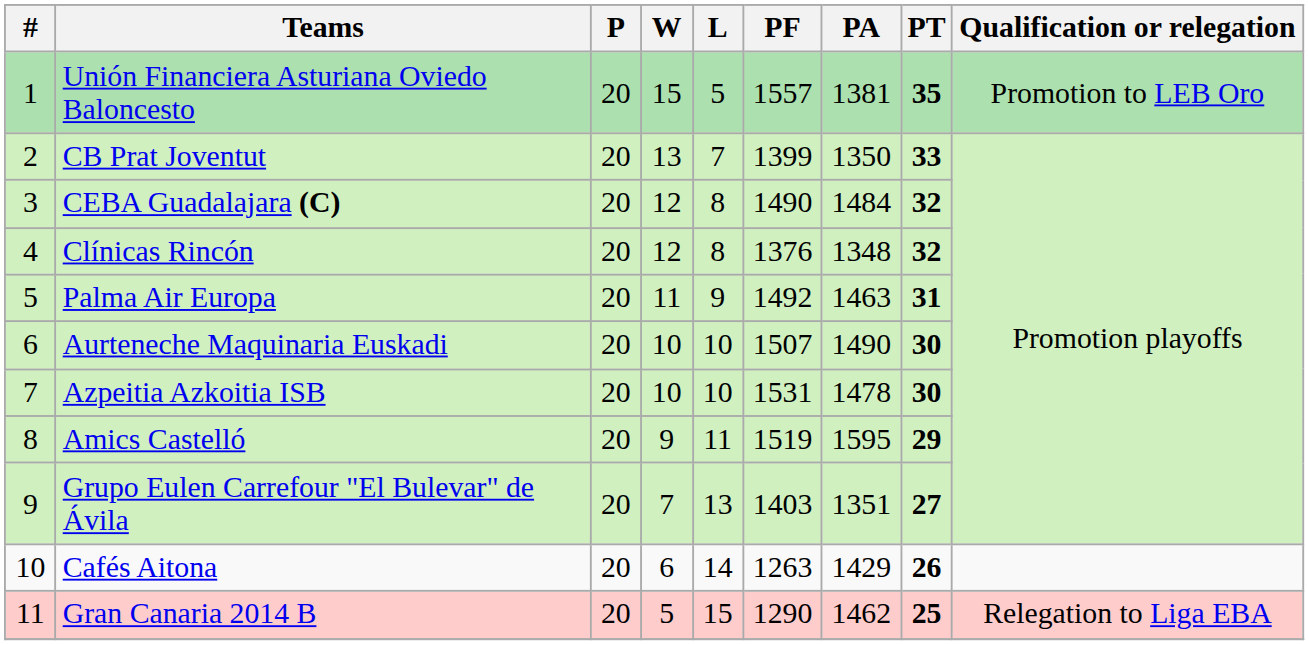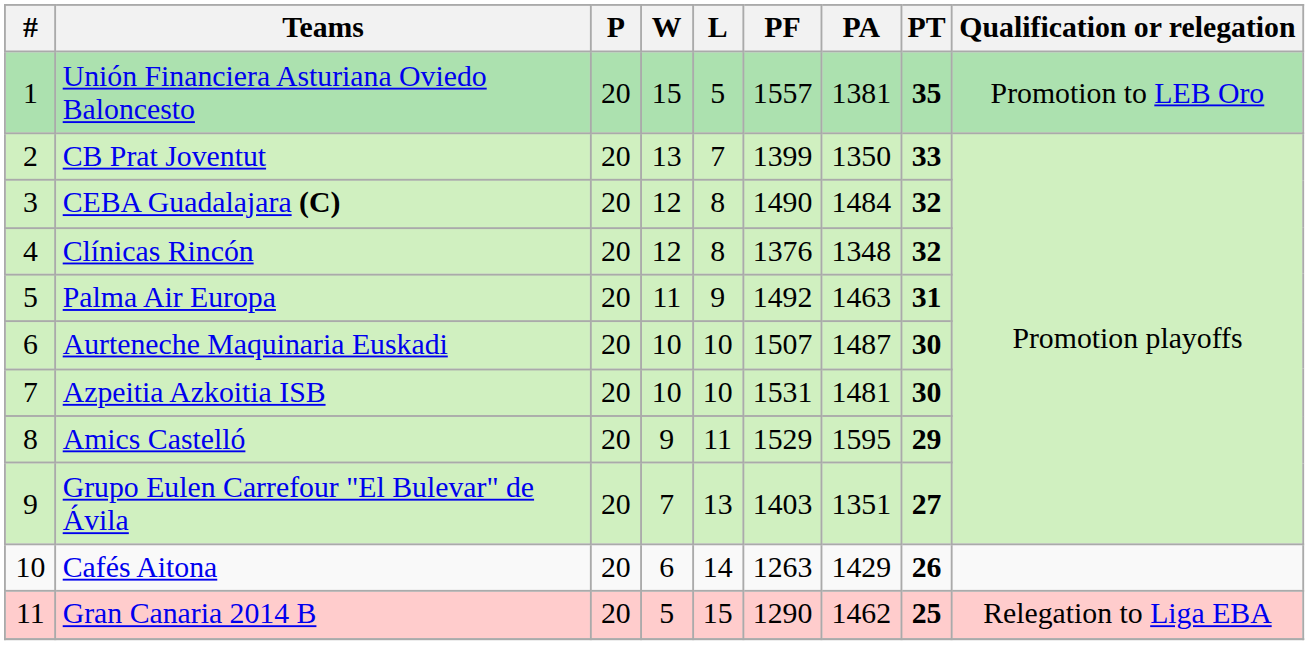(861, 344) 1490 -> (861, 344) 1487
(861, 391) 1478 -> (861, 391) 1481
(783, 439) 1519 -> (783, 439) 1529
